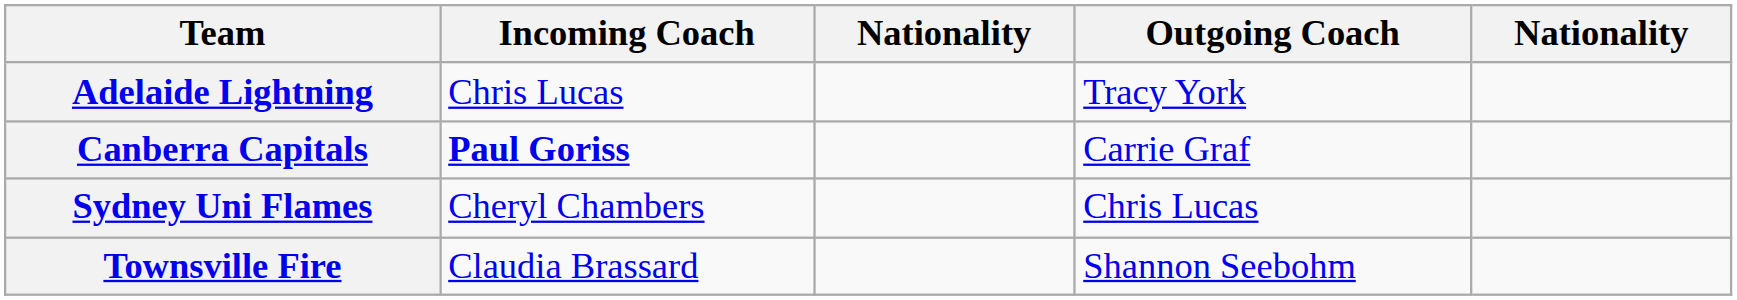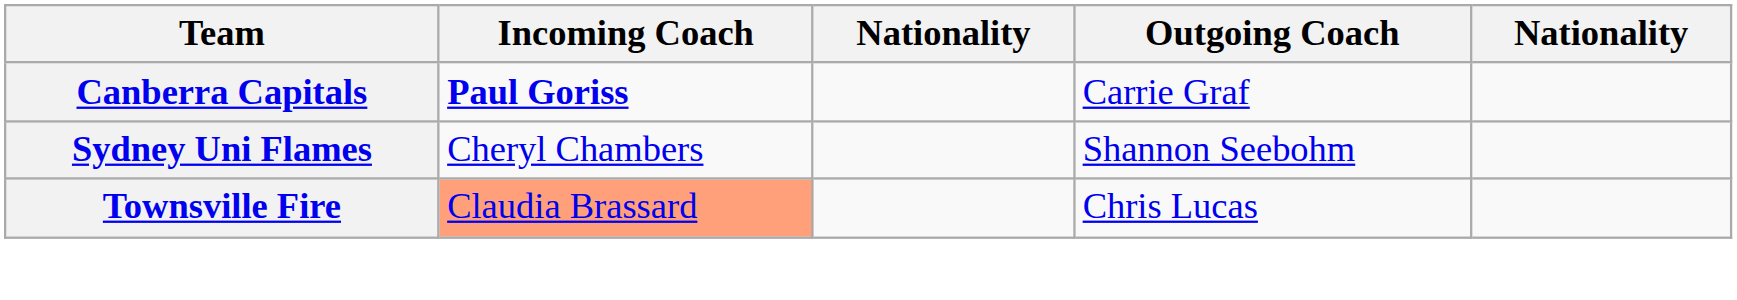- row: (222, 91)
(1171, 206) Chris Lucas -> (1219, 149) Shannon Seebohm
(573, 264) no background -> (572, 206) lightsalmon background
(1220, 264) Shannon Seebohm -> (1170, 206) Chris Lucas
